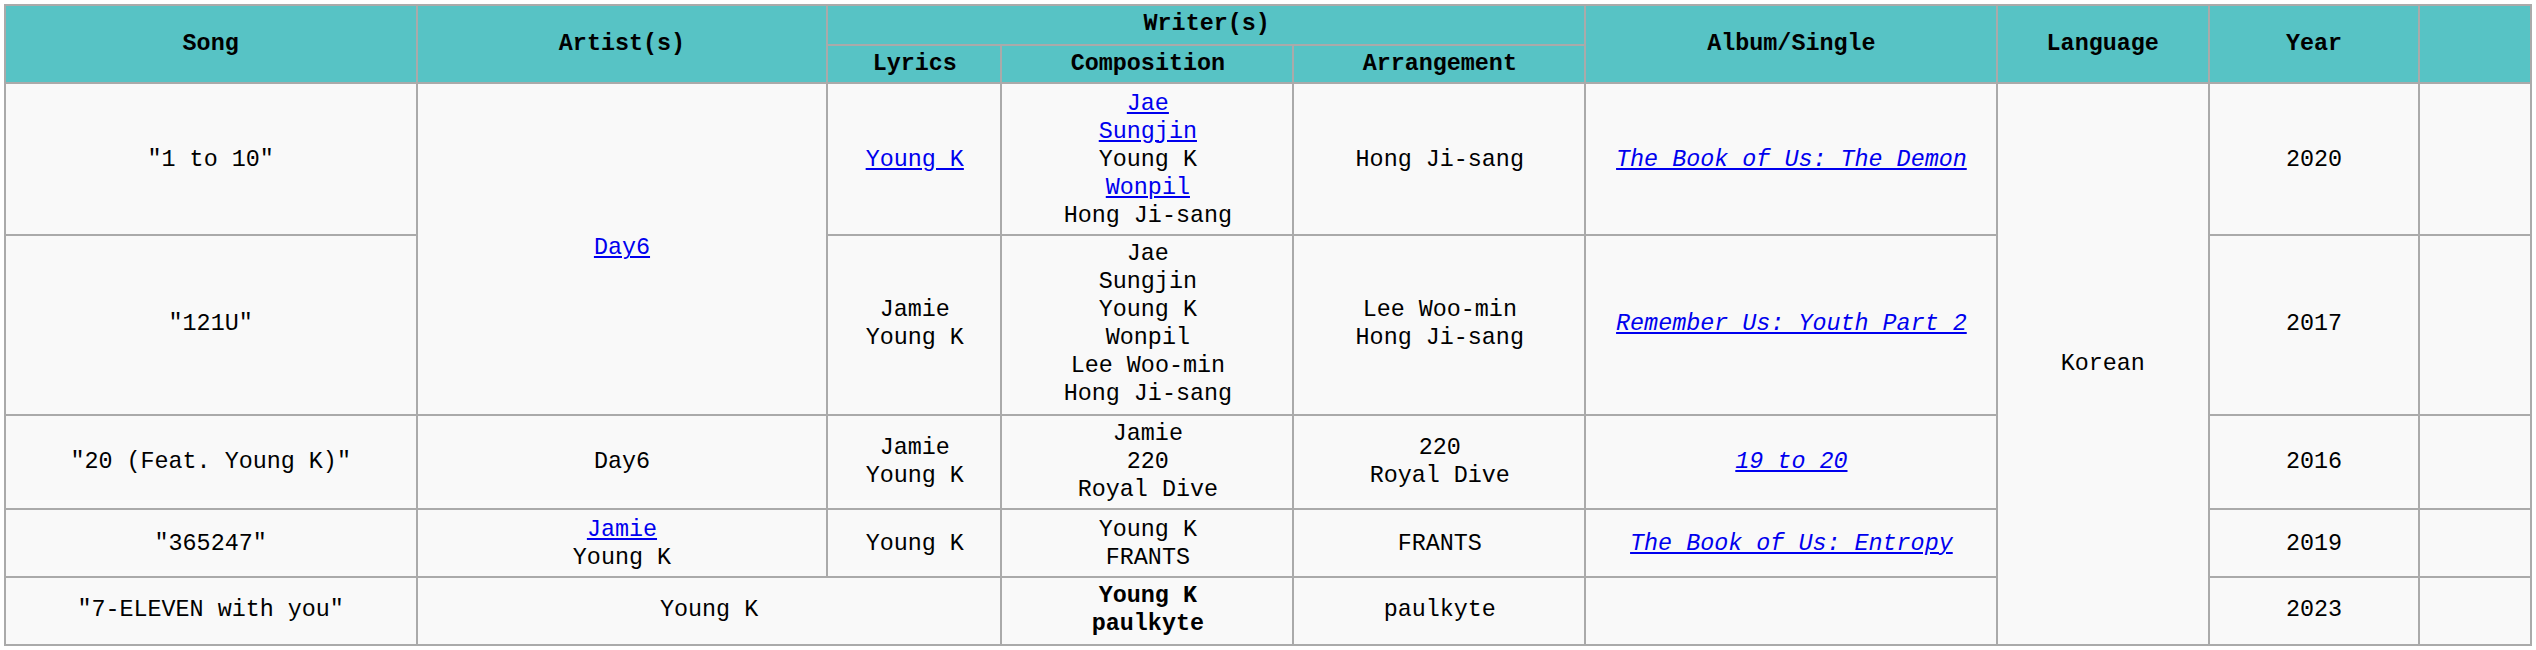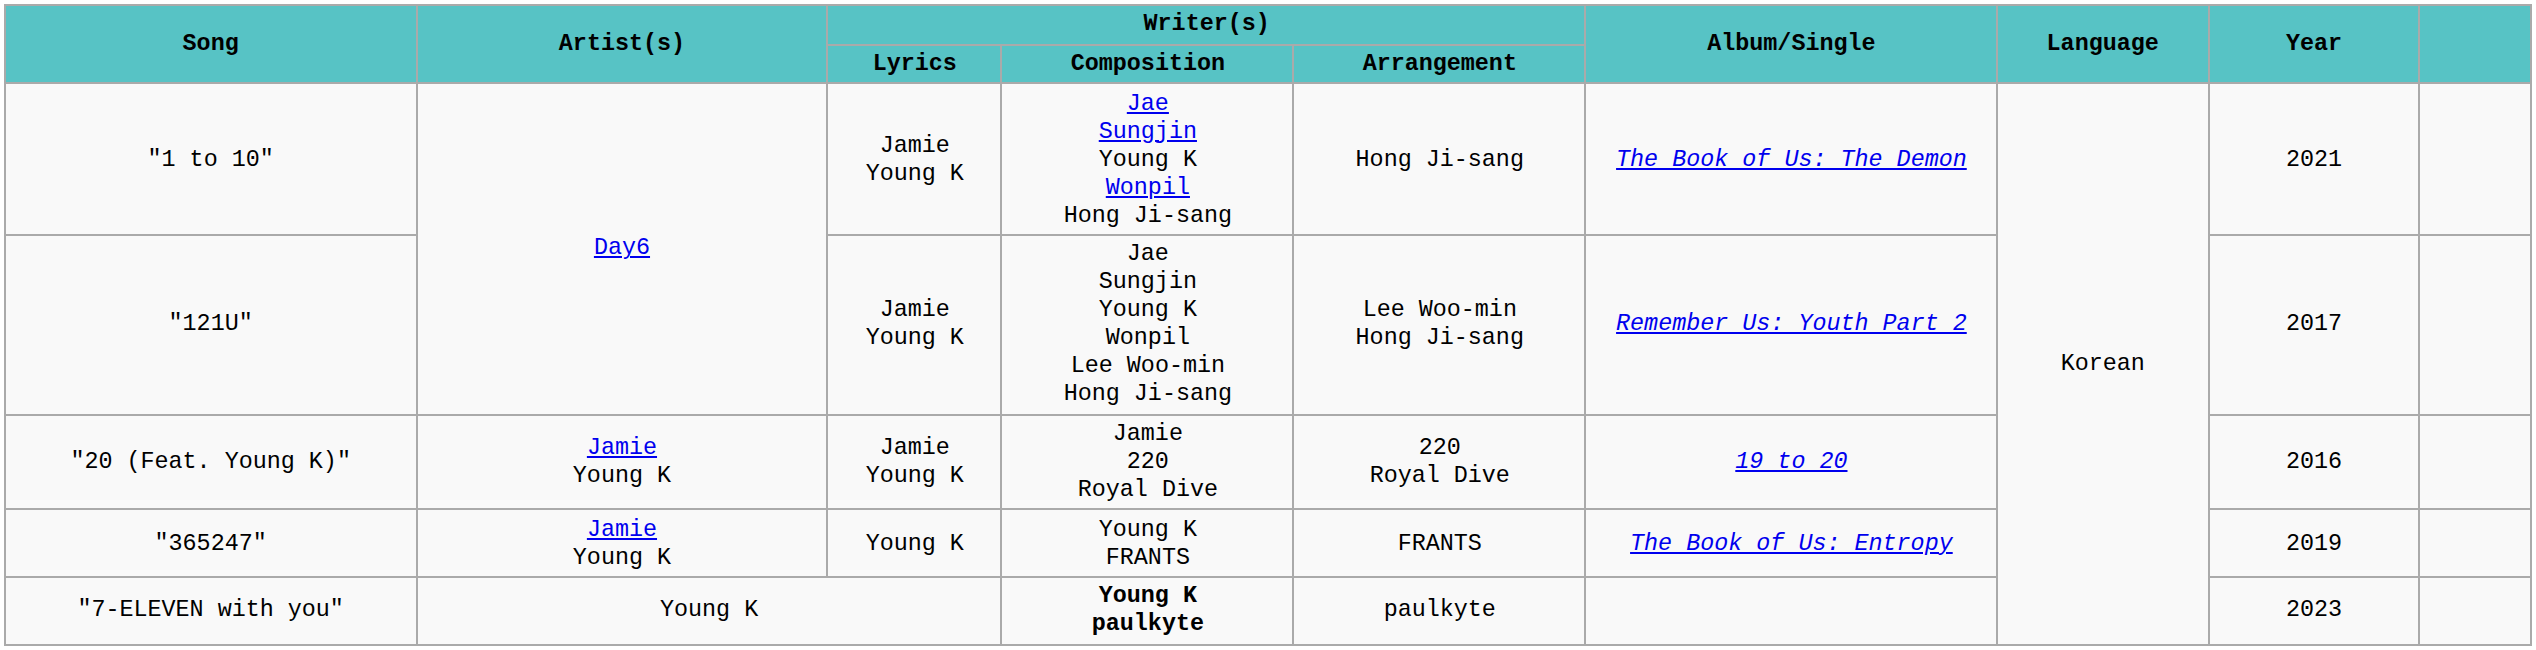(915, 159) Young K -> (915, 159) Jamie Young K
(2314, 159) 2020 -> (2314, 159) 2021
(622, 462) Day6 -> (622, 462) Jamie Young K
